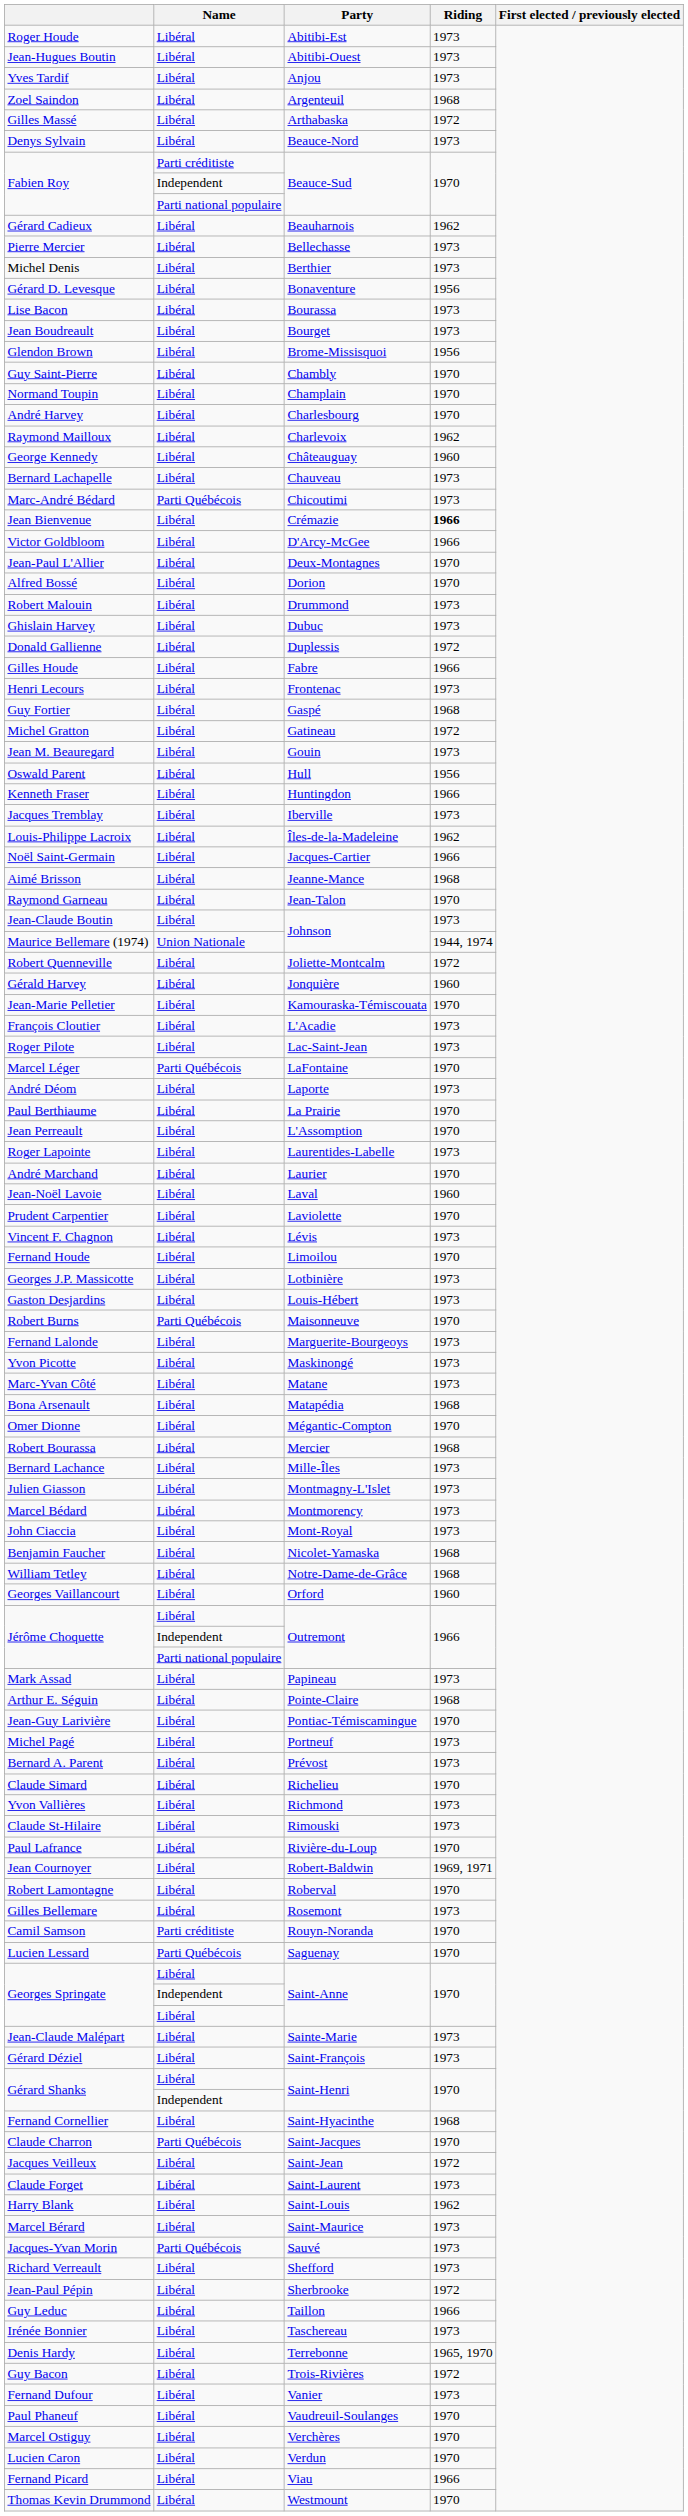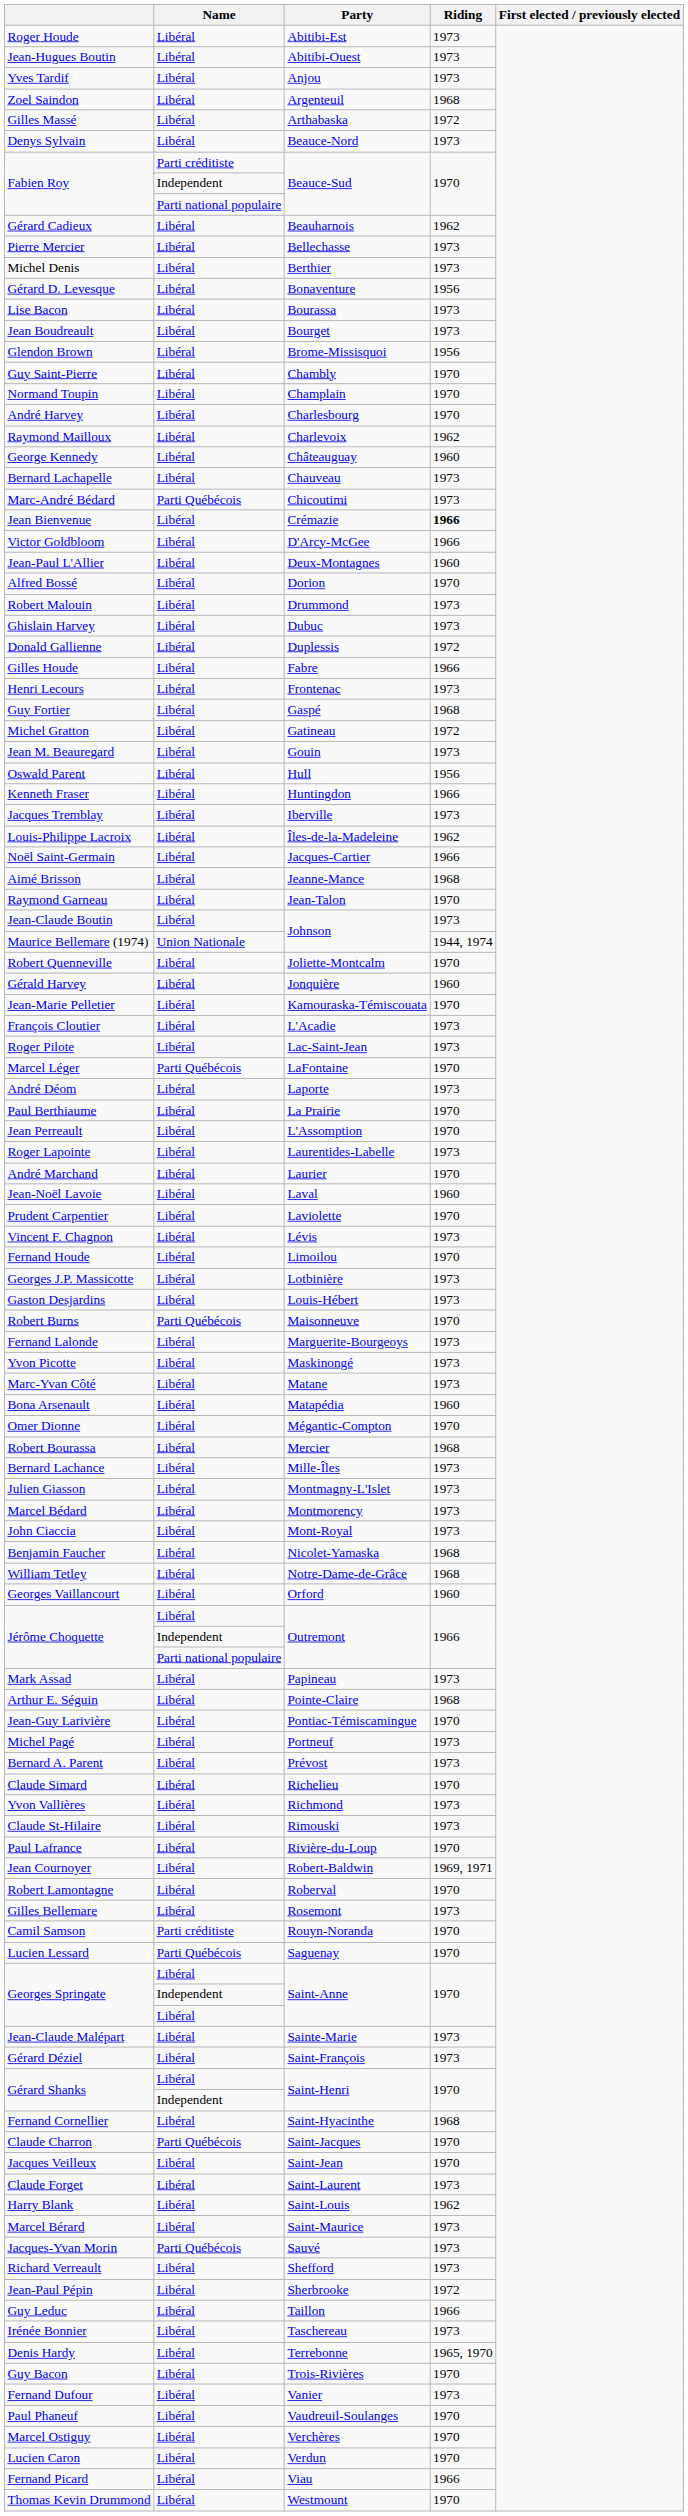(446, 562) 1970 -> (446, 562) 1960
(446, 962) 1972 -> (446, 962) 1970
(446, 1405) 1968 -> (446, 1405) 1960
(446, 2163) 1972 -> (446, 2163) 1970
(446, 2373) 1972 -> (446, 2373) 1970
